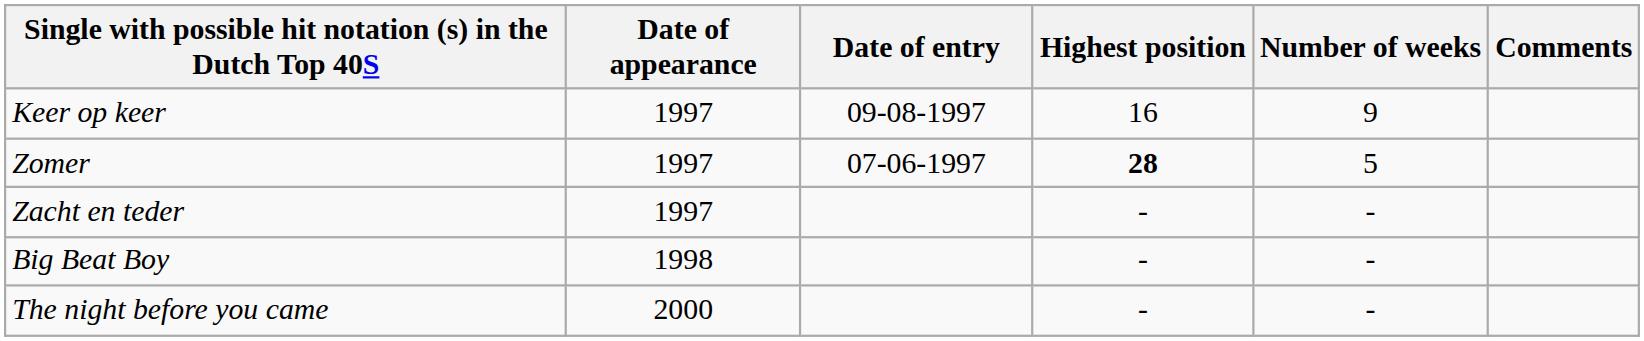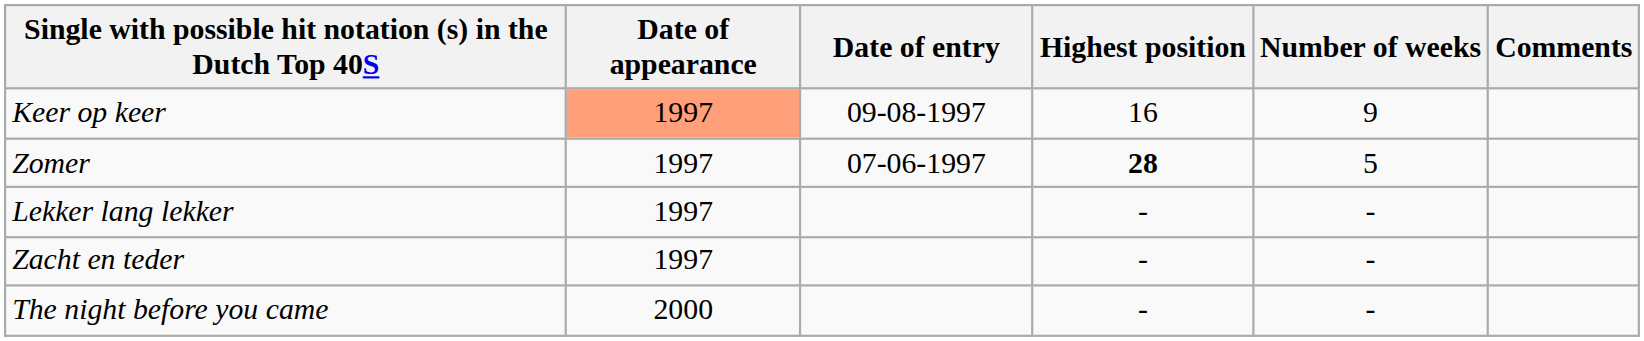(683, 113) no background -> (683, 113) lightsalmon background
+ row: (123, 211)
- row: (91, 260)
